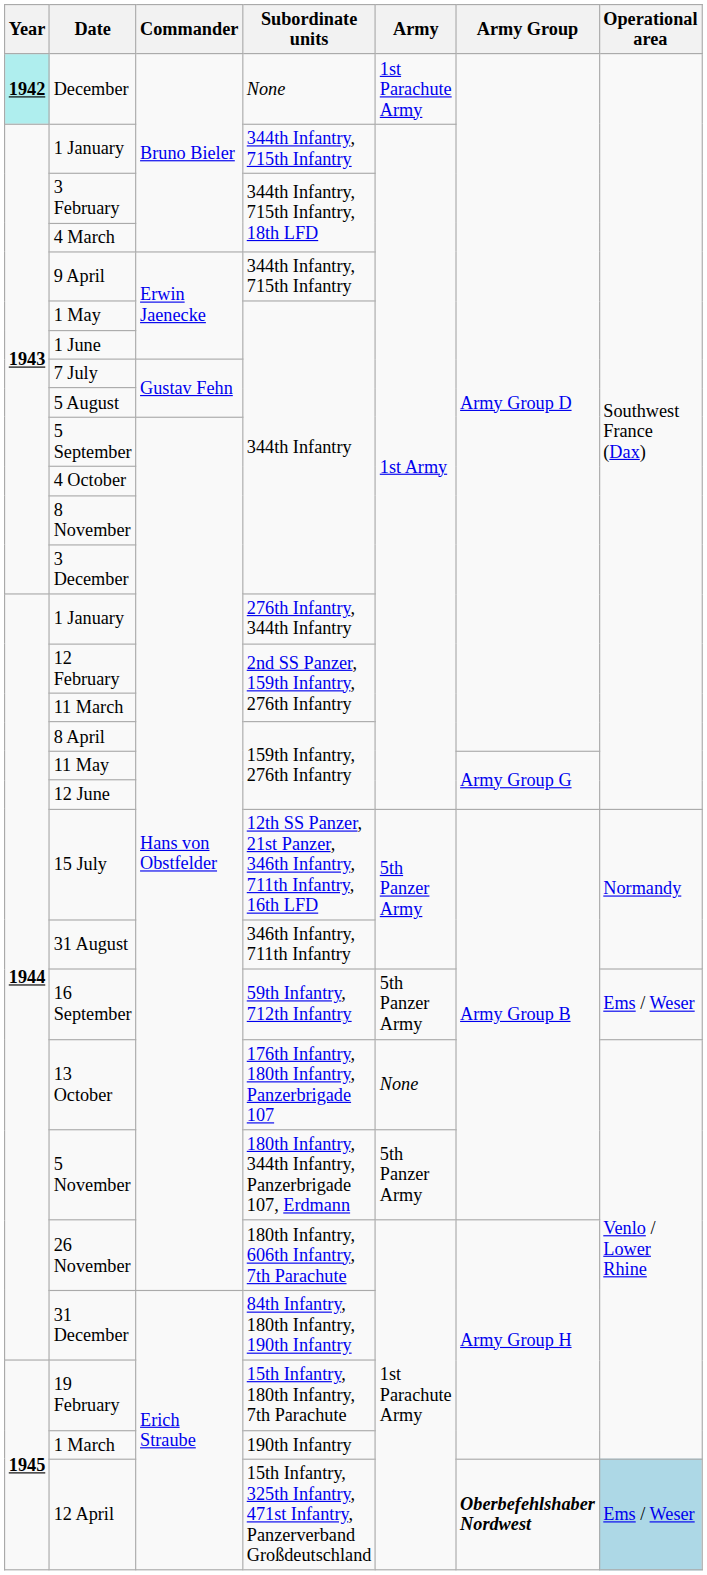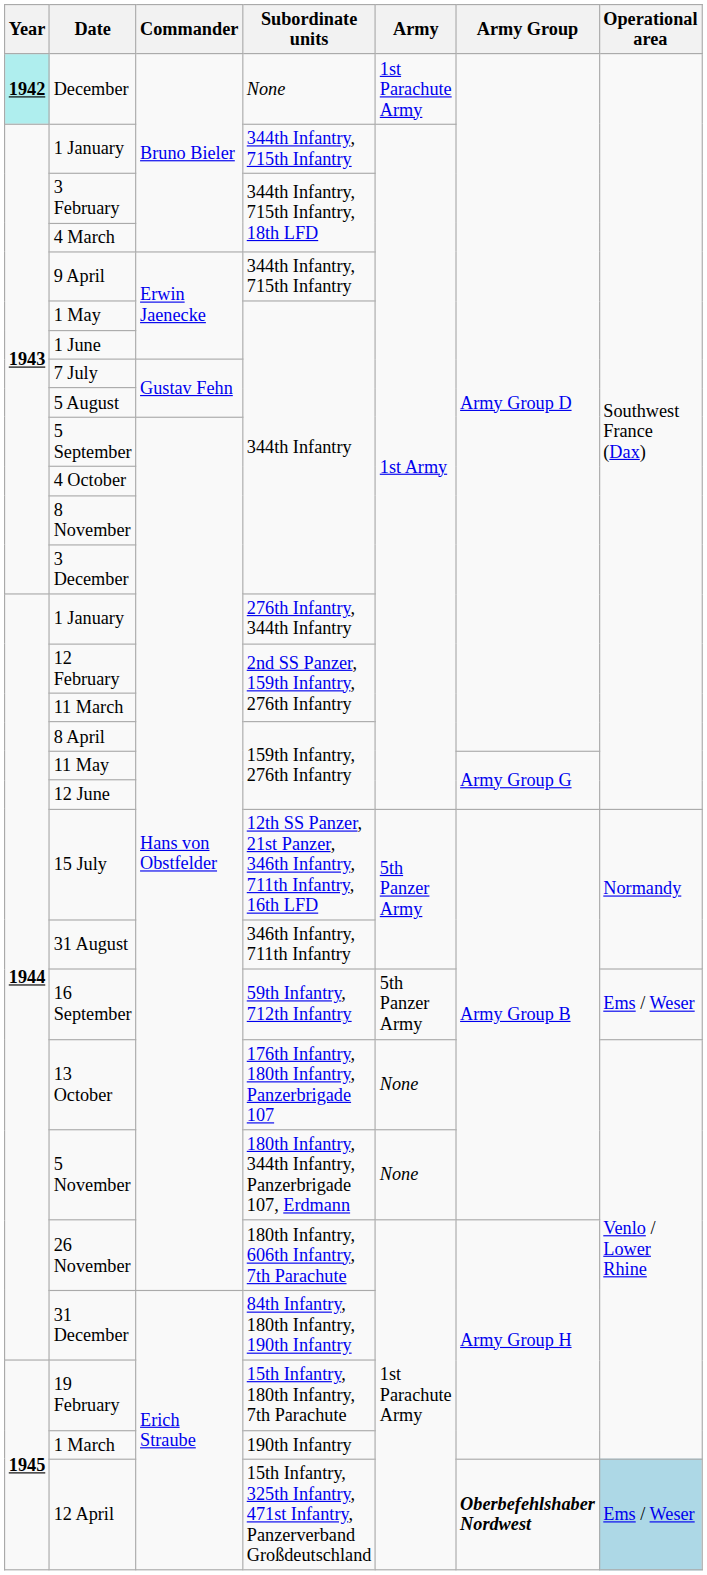(405, 1174) 5th Panzer Army -> (399, 1174) None
